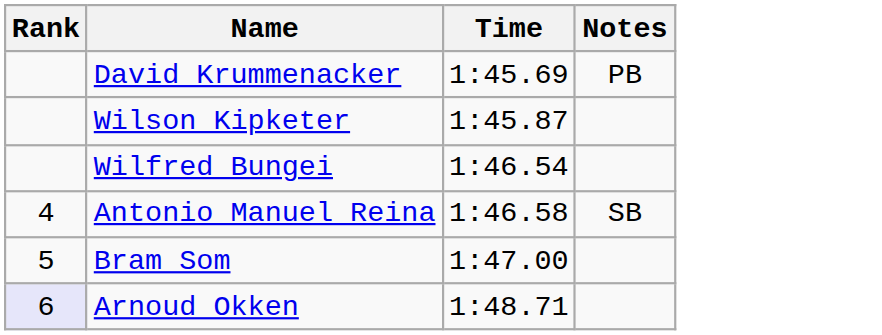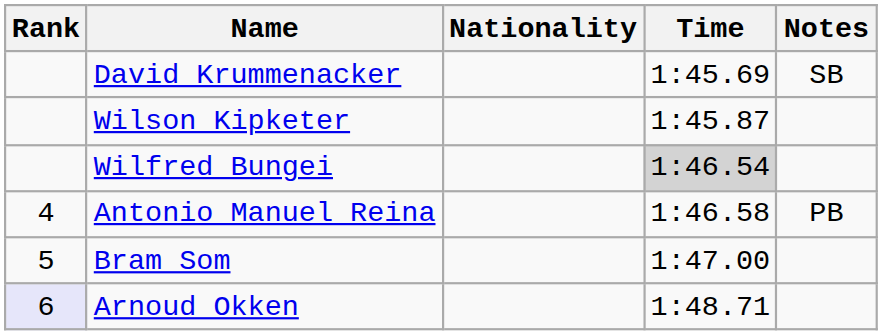+ column: (543, 28)
(625, 75) PB -> (826, 75) SB
(509, 167) no background -> (710, 167) lightgrey background
(625, 214) SB -> (826, 214) PB
